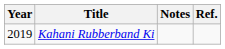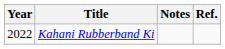(20, 34) 2019 -> (20, 34) 2022
